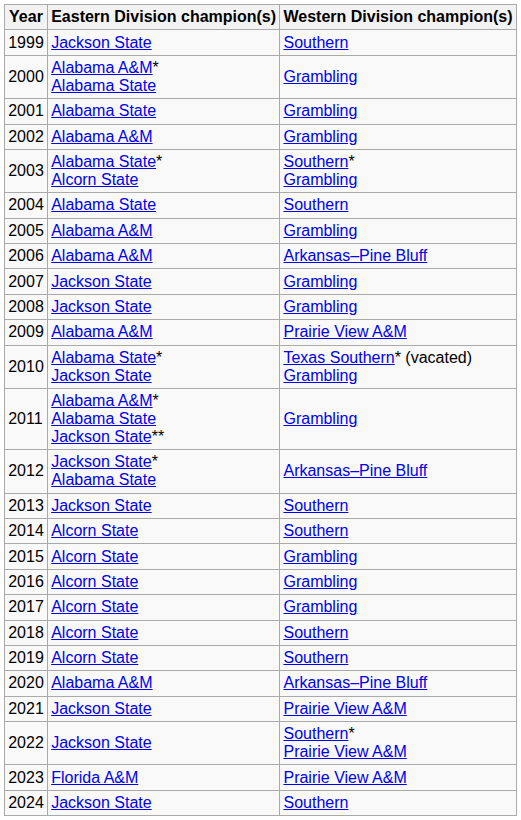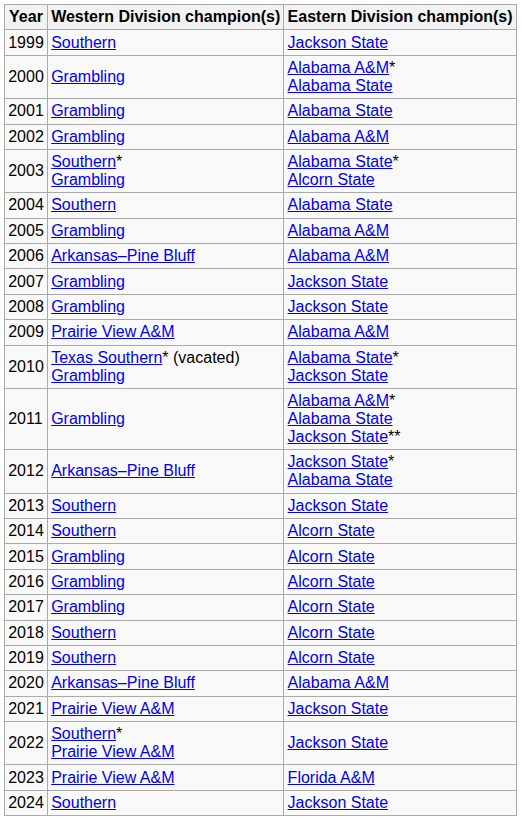columns swapped: (398, 17) <-> (164, 17)
